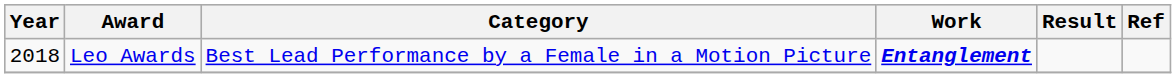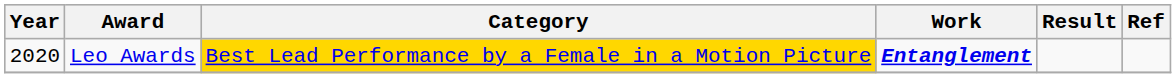(35, 56) 2018 -> (35, 56) 2020
(538, 56) no background -> (538, 56) gold background
